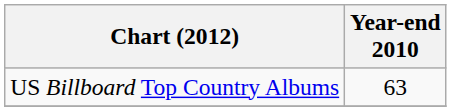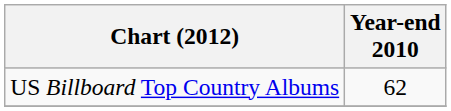(395, 86) 63 -> (395, 86) 62
